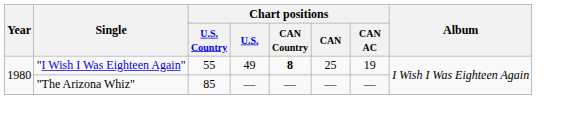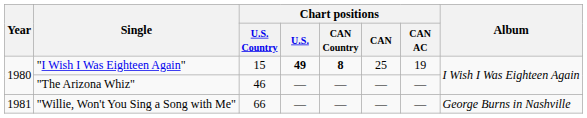(209, 65) 55 -> (260, 65) 15
(250, 65) normal -> (300, 65) bold
(209, 84) 85 -> (260, 84) 46
+ row: (136, 103)
